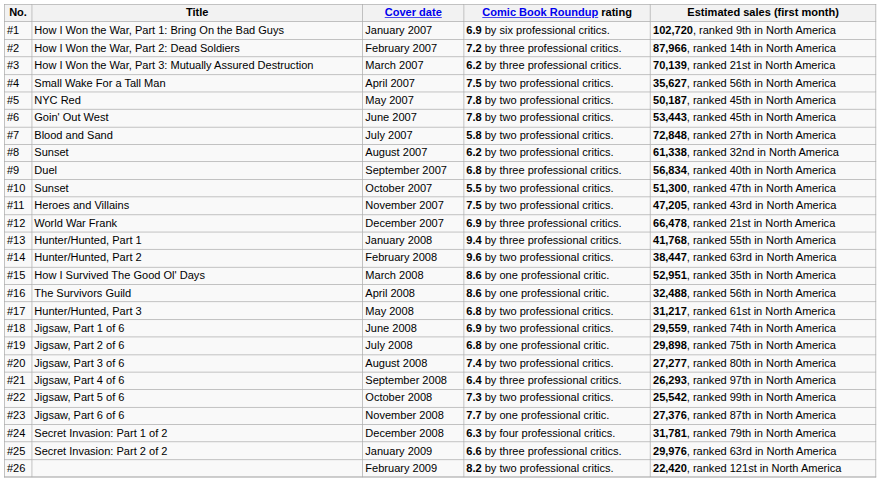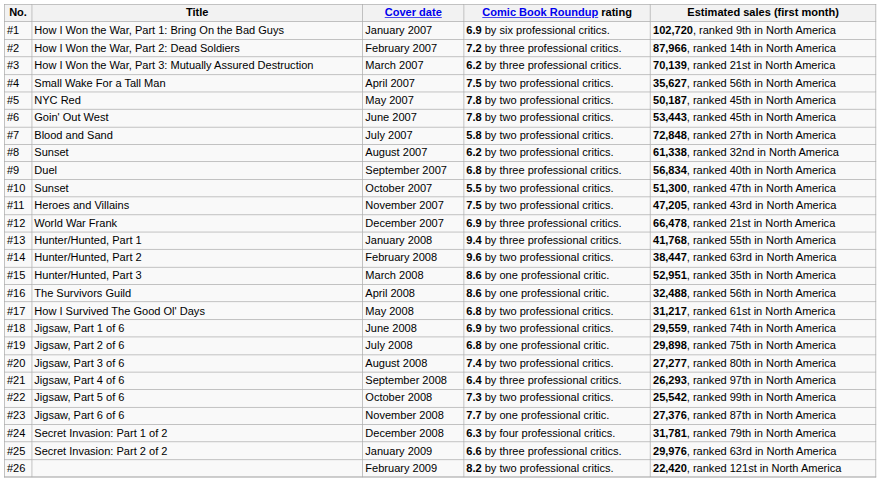(120, 275) How I Survived The Good Ol' Days -> (88, 275) Hunter/Hunted, Part 3
(88, 310) Hunter/Hunted, Part 3 -> (120, 310) How I Survived The Good Ol' Days
